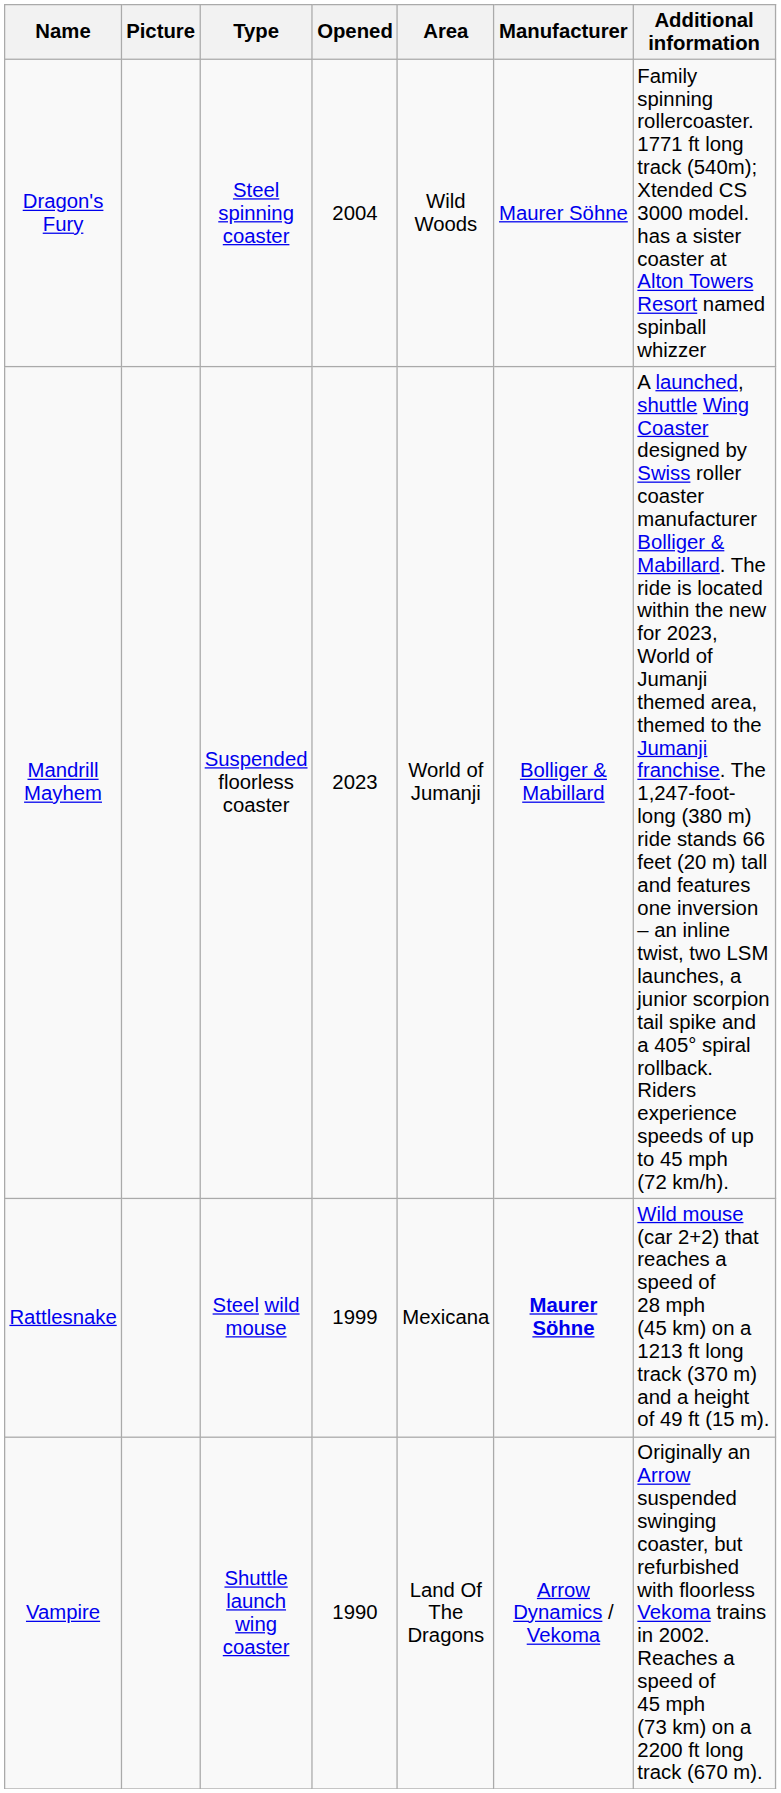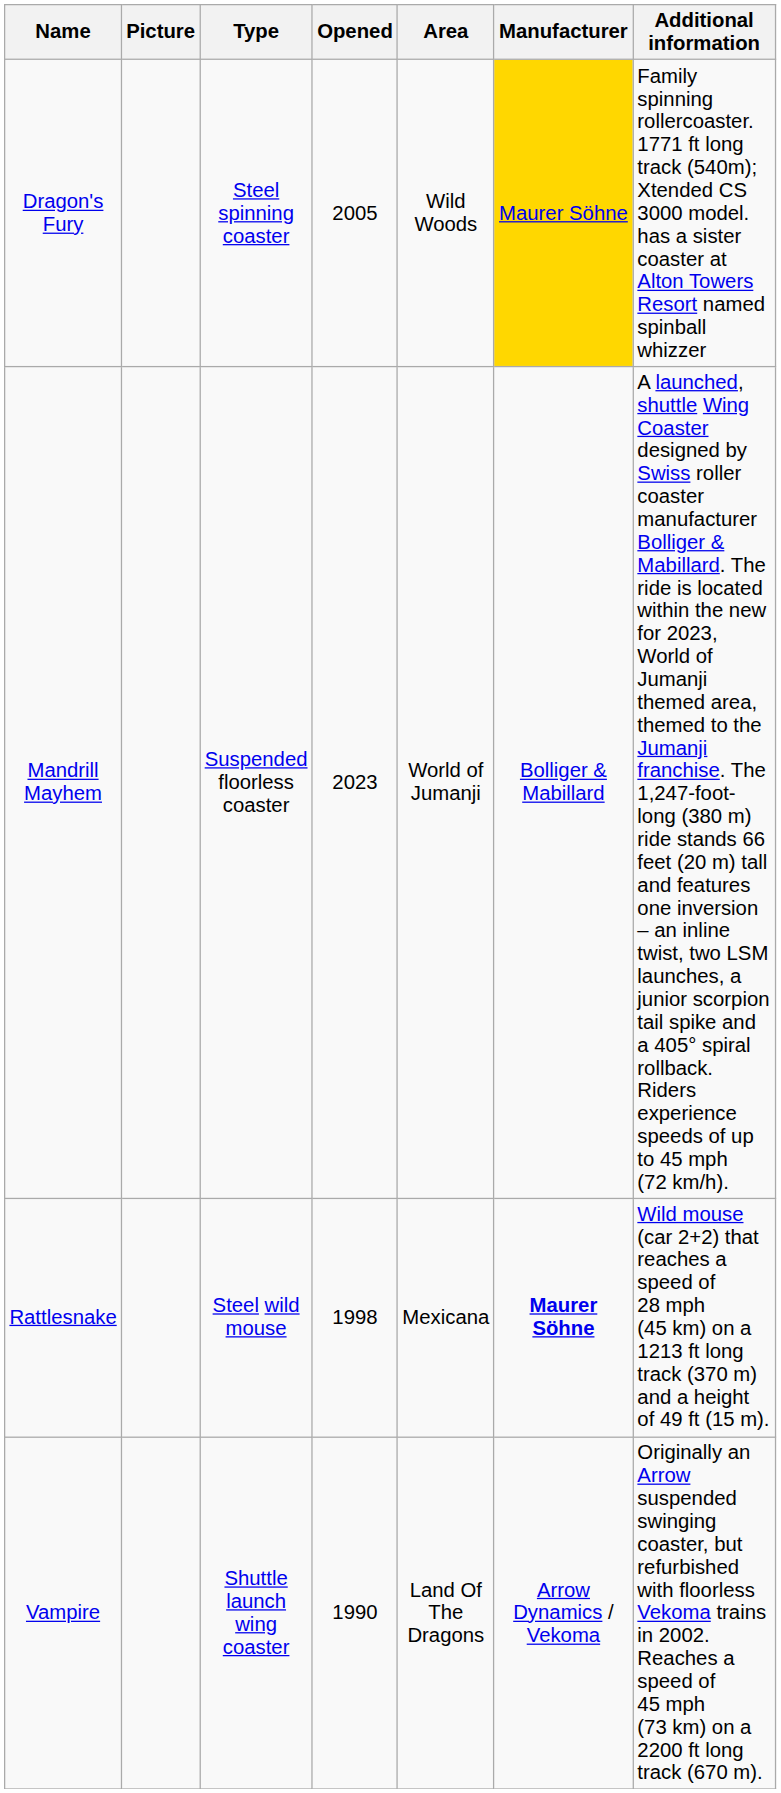(355, 212) 2004 -> (355, 212) 2005
(563, 212) no background -> (563, 212) gold background
(355, 1317) 1999 -> (355, 1317) 1998
